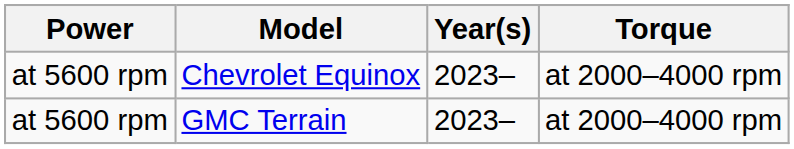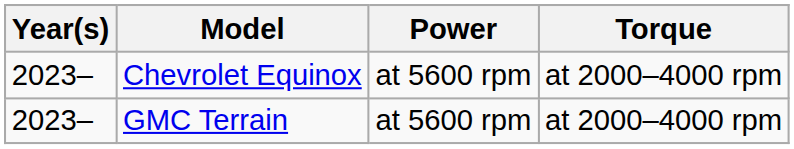columns swapped: (483, 28) <-> (90, 28)
